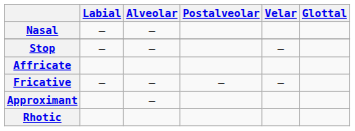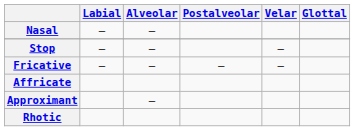rows swapped: (42, 65) <-> (42, 83)
